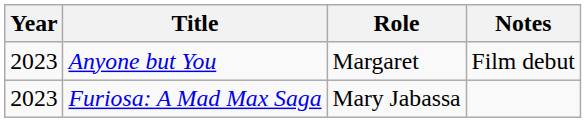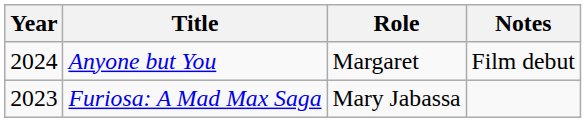(34, 60) 2023 -> (34, 60) 2024
